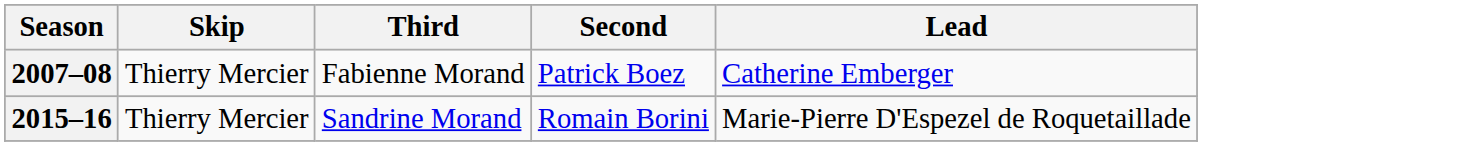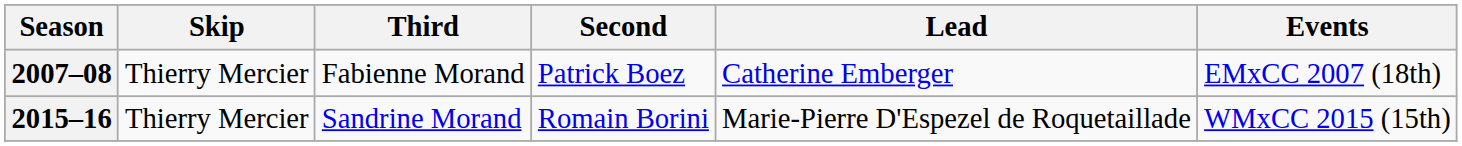+ column: (1327, 27)
